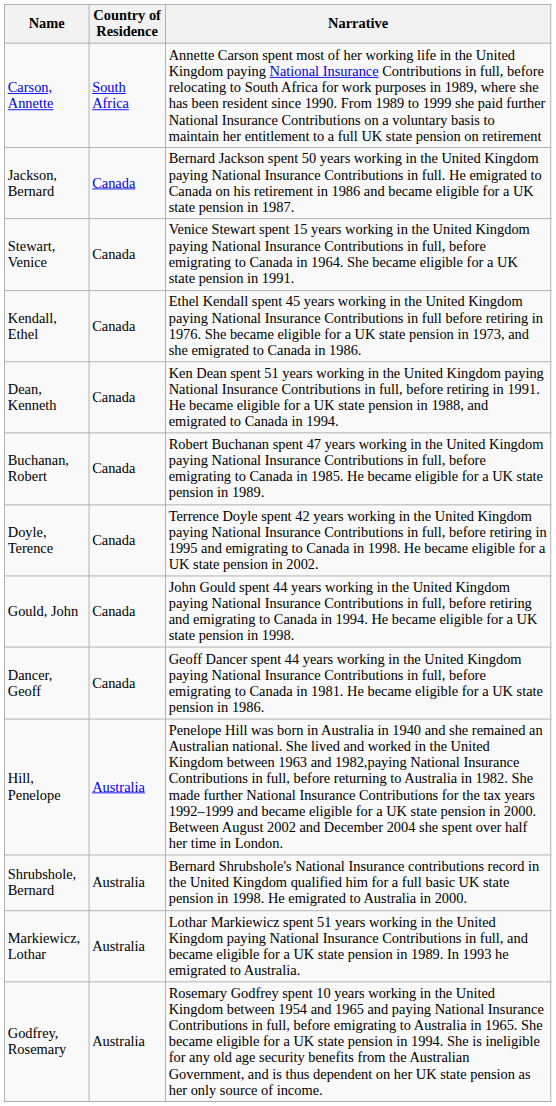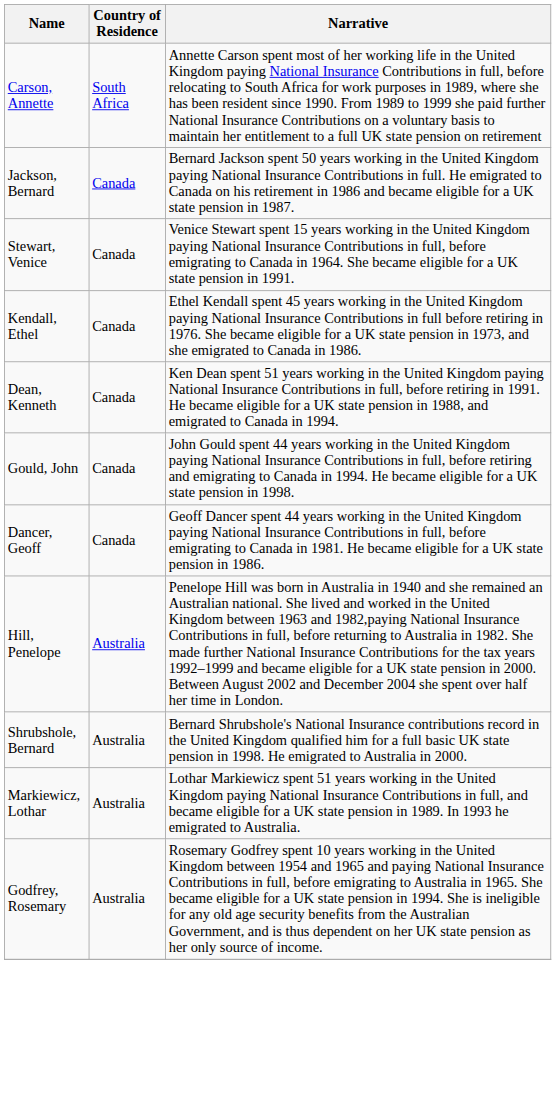- row: (38, 468)
- row: (30, 540)
